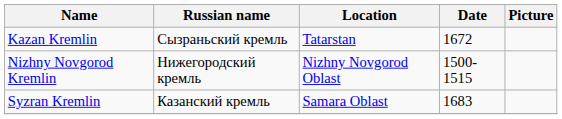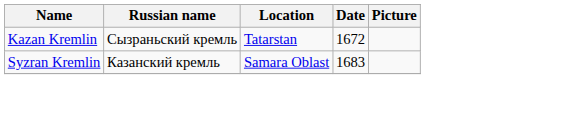- row: (61, 70)
